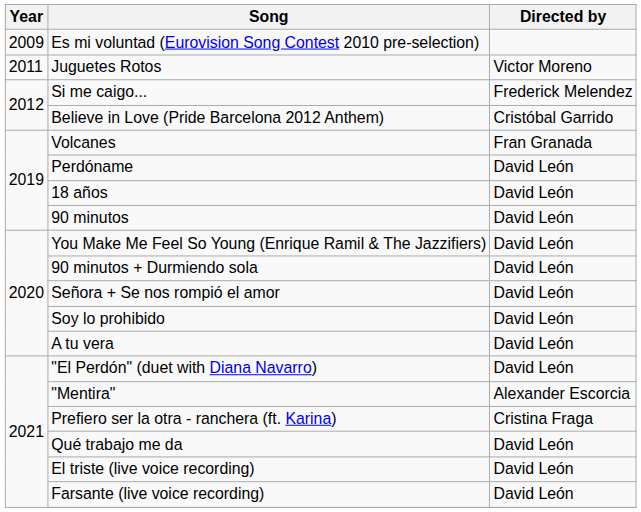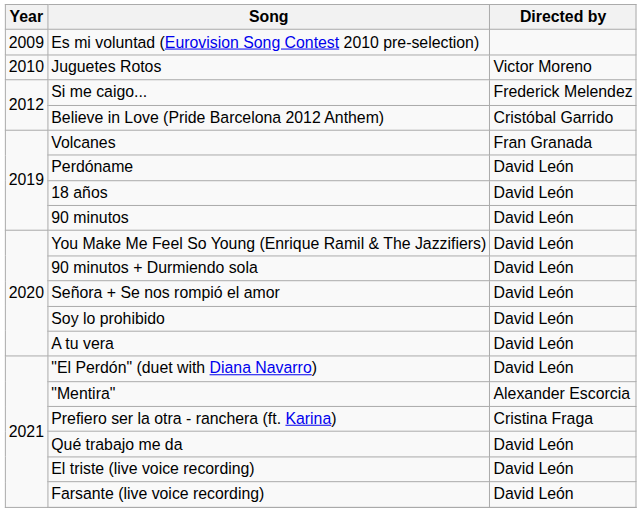(26, 67) 2011 -> (26, 67) 2010
